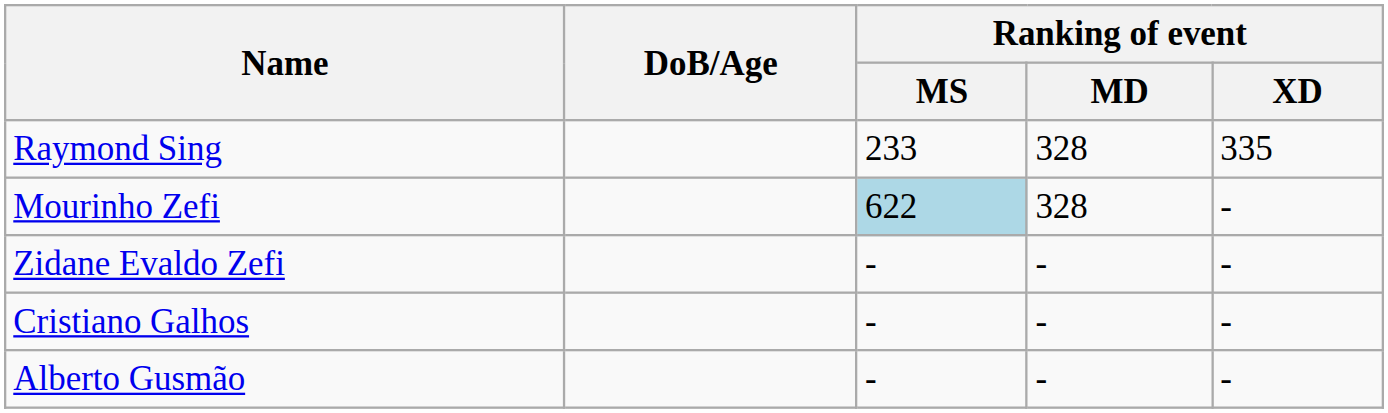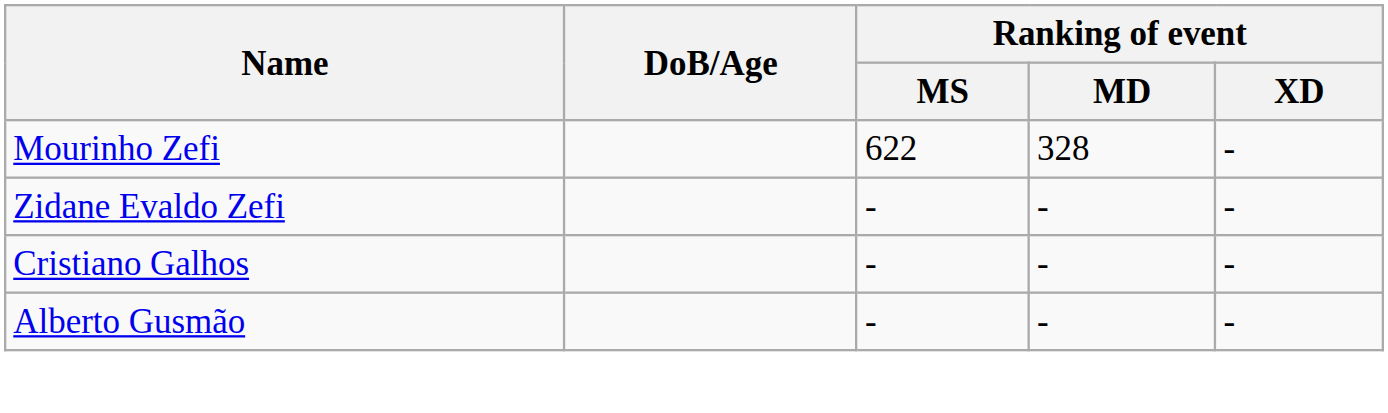- row: (118, 148)
(891, 206) lightblue background -> (891, 148) no background
